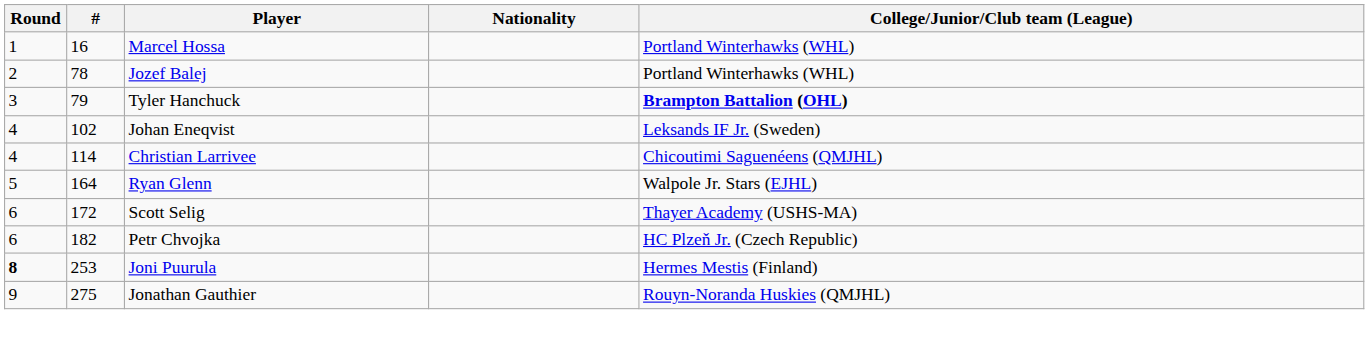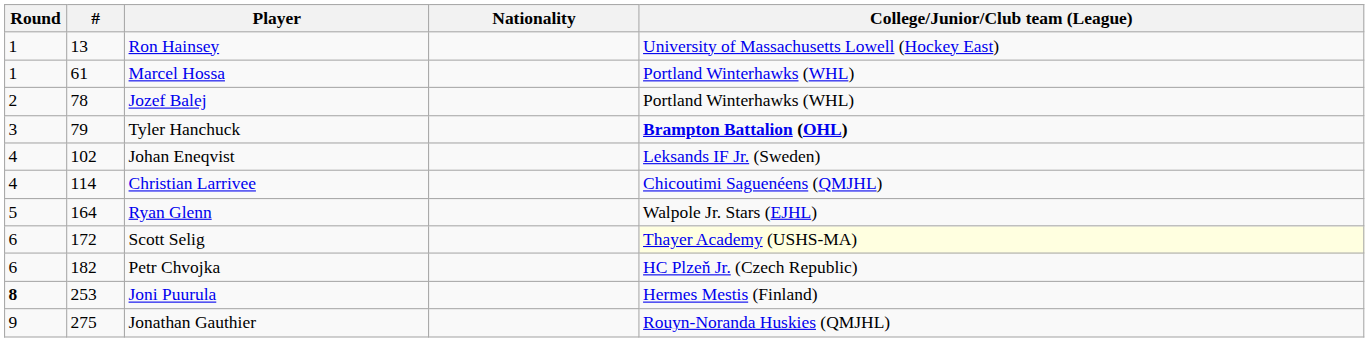+ row: (174, 45)
(79, 45) 16 -> (79, 73) 61
(750, 211) no background -> (750, 239) lightyellow background
